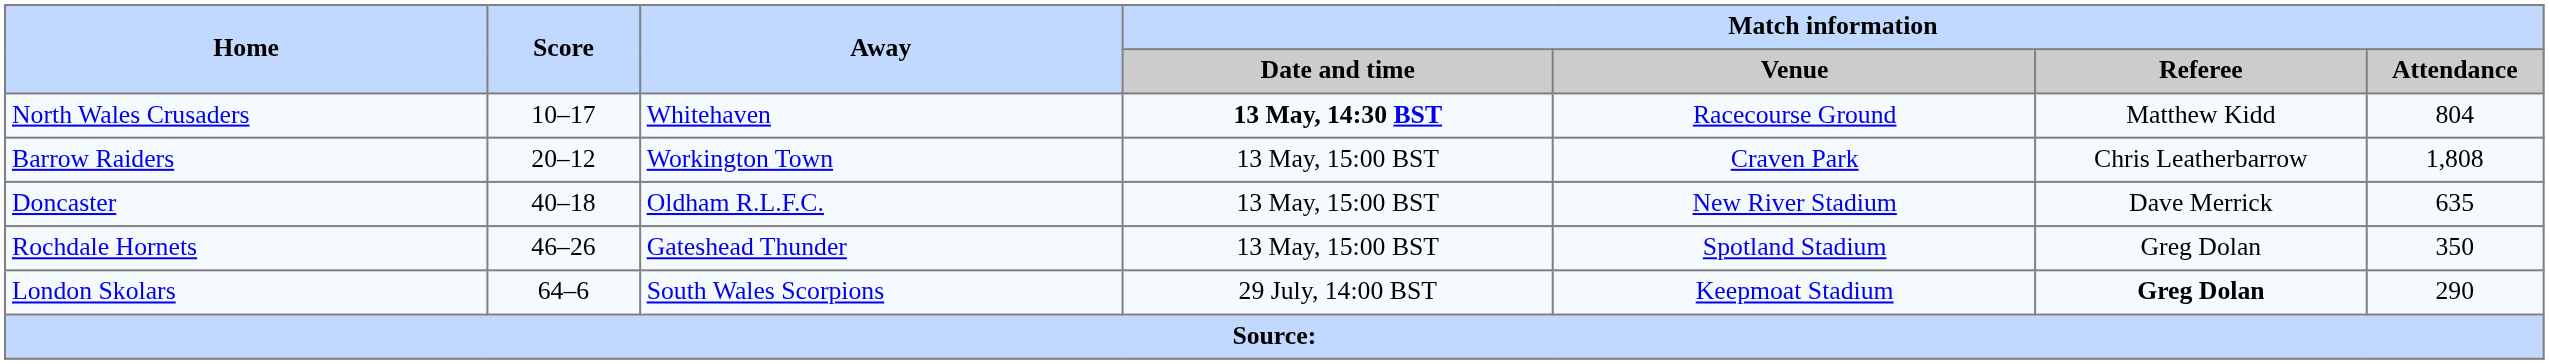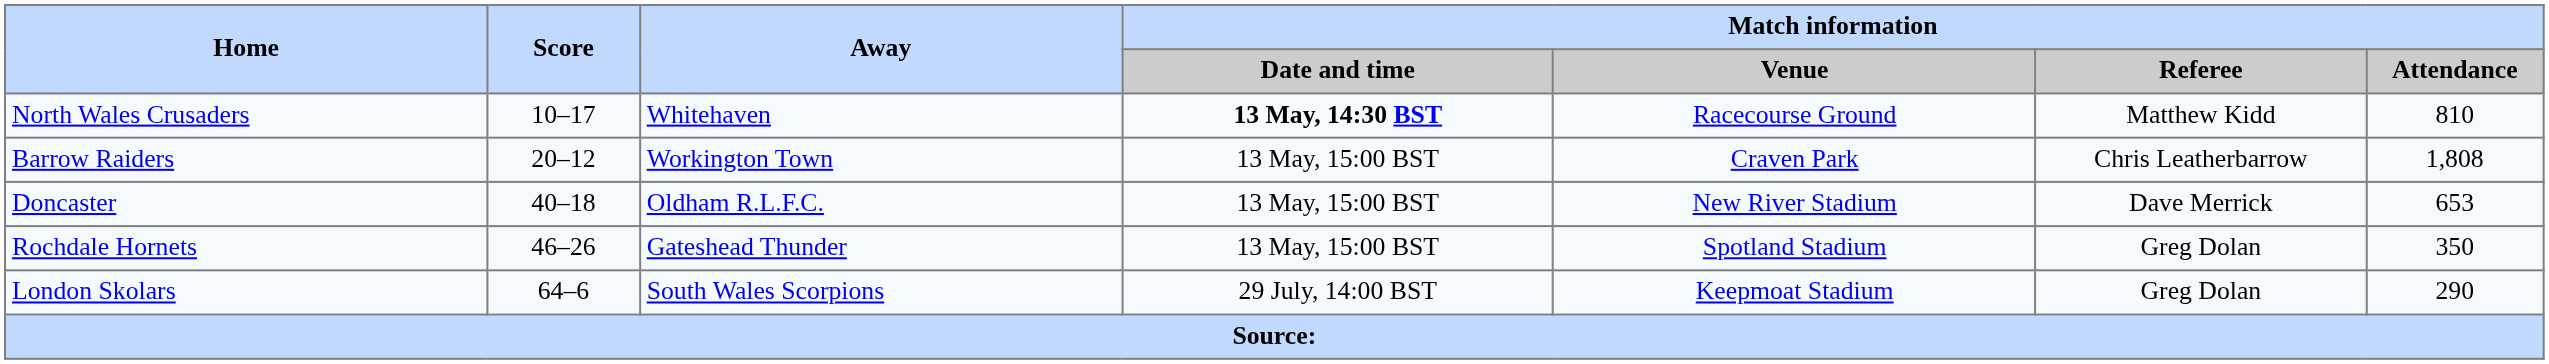(2455, 115) 804 -> (2455, 115) 810
(2455, 203) 635 -> (2455, 203) 653
(2201, 291) bold -> (2201, 291) normal
